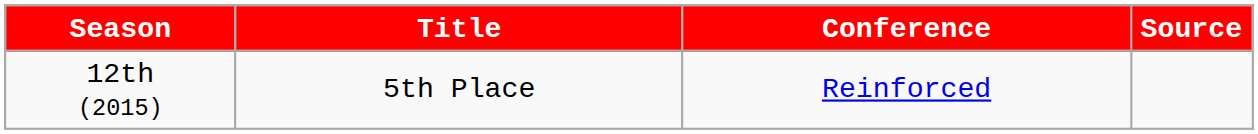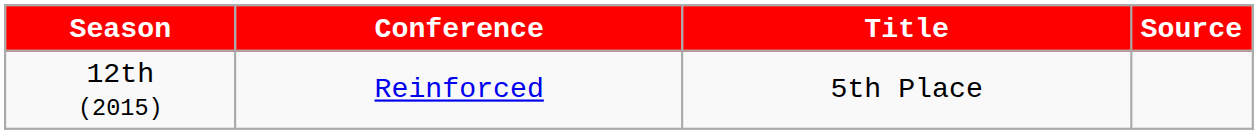columns swapped: (907, 28) <-> (459, 28)
